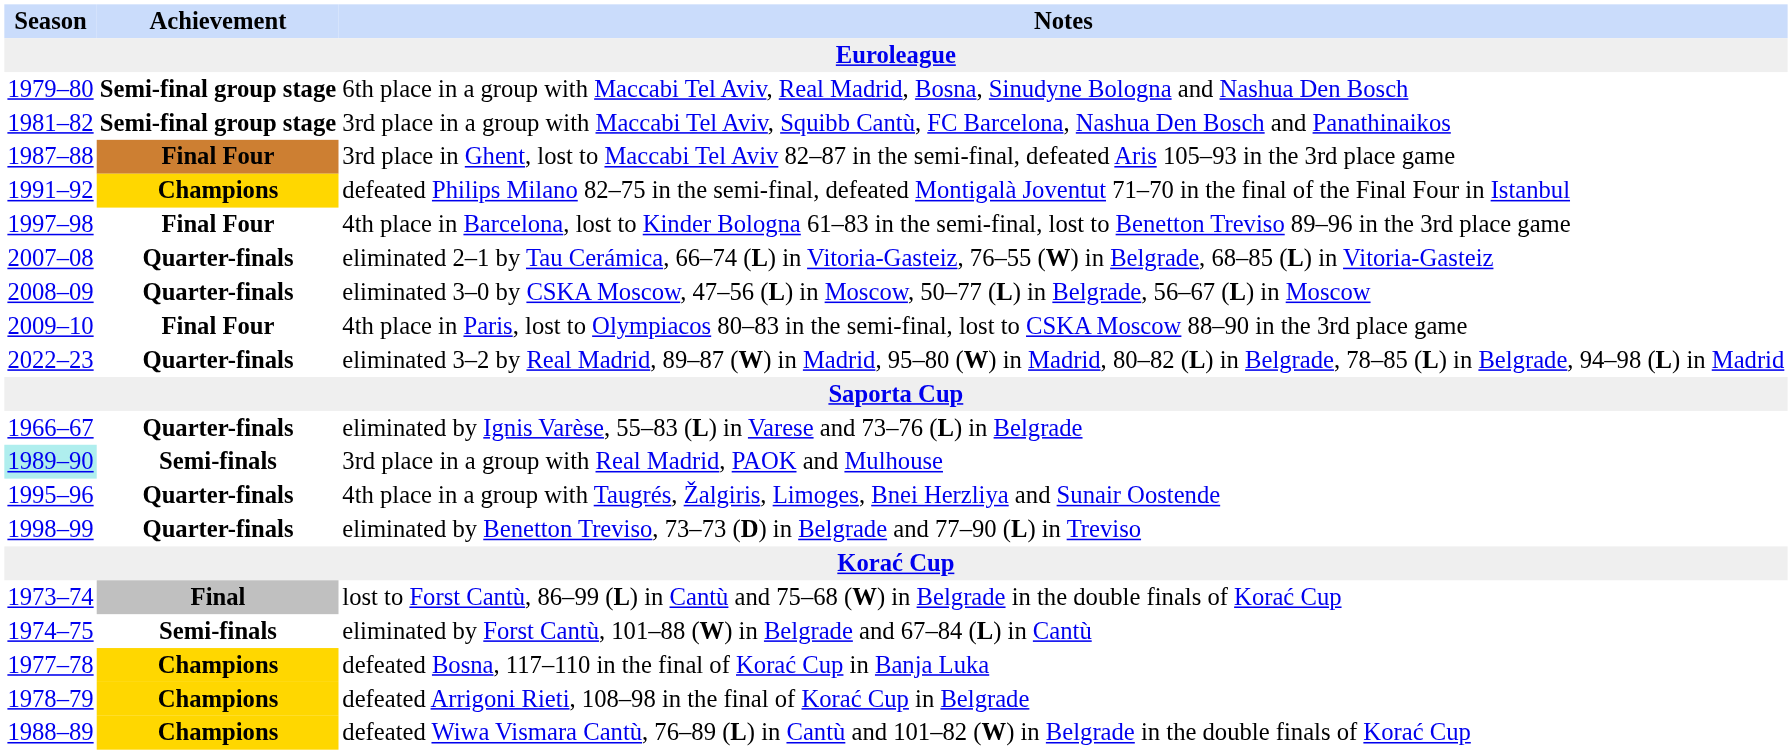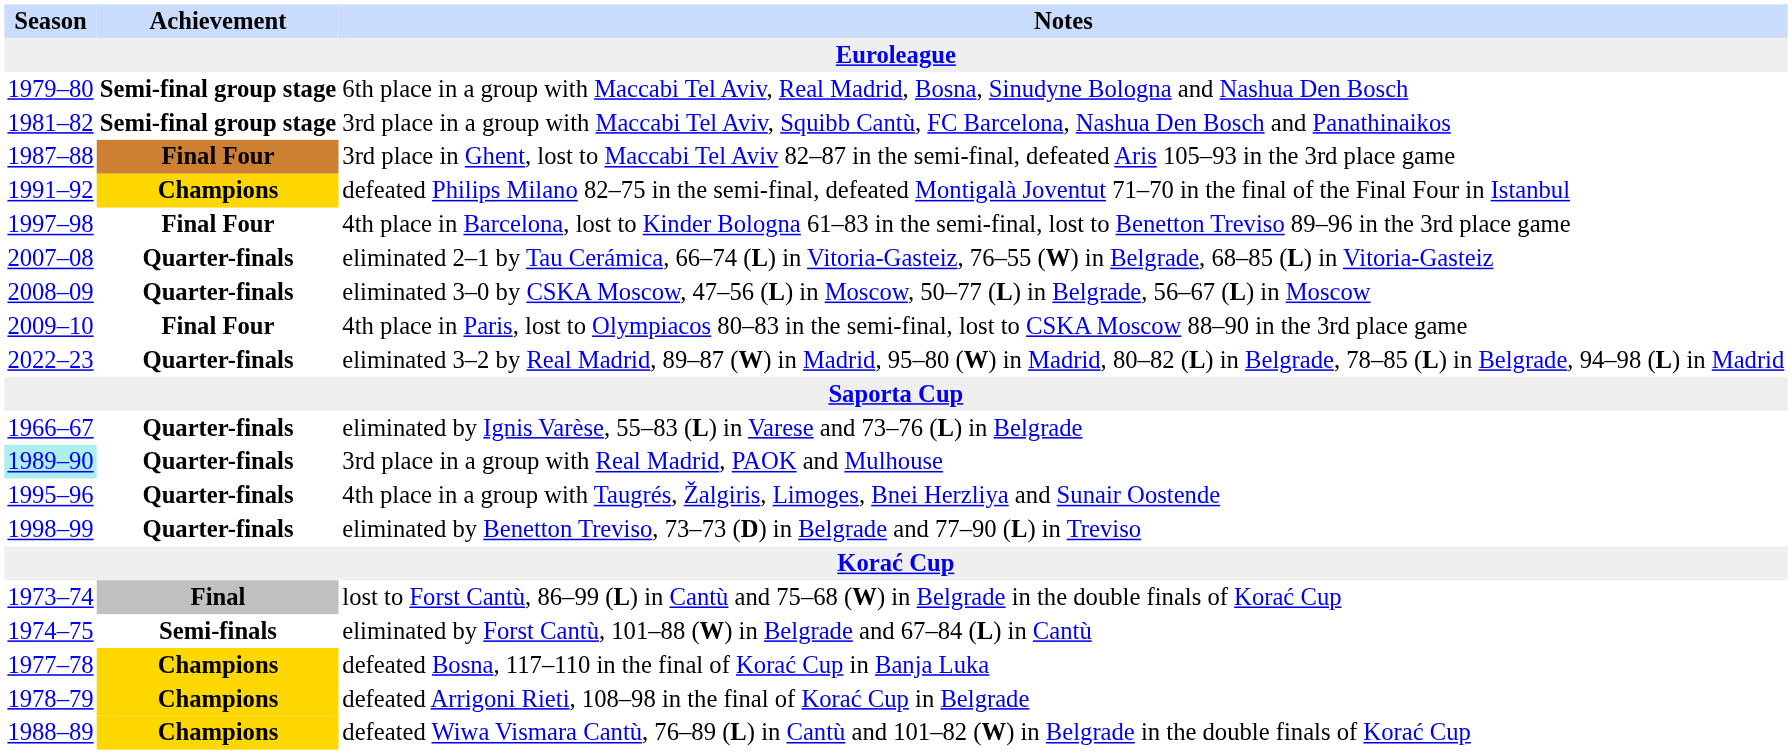(218, 461) Semi-finals -> (218, 461) Quarter-finals
